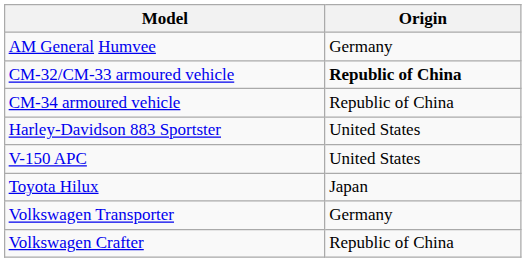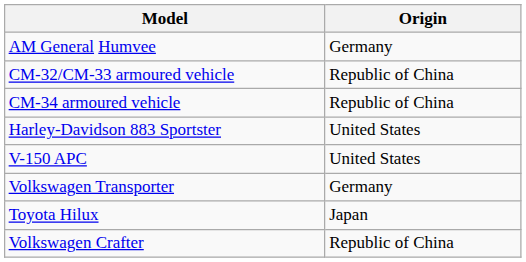(395, 74) bold -> (391, 74) normal
rows swapped: (54, 186) <-> (91, 214)
